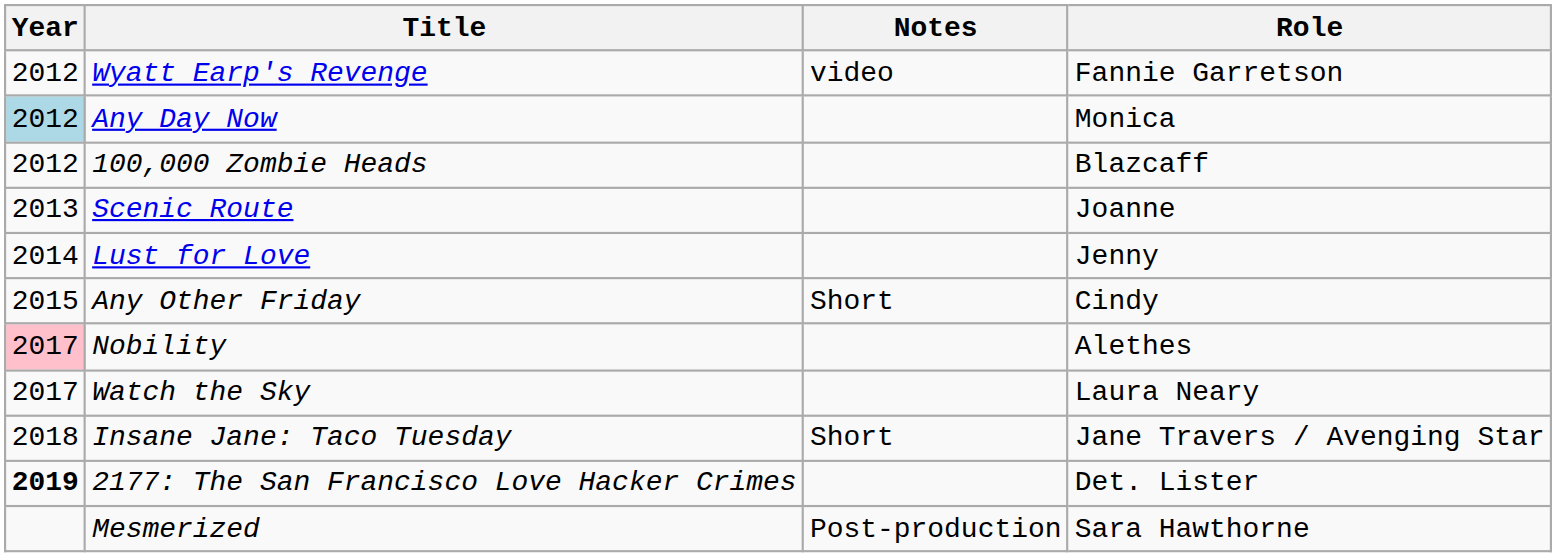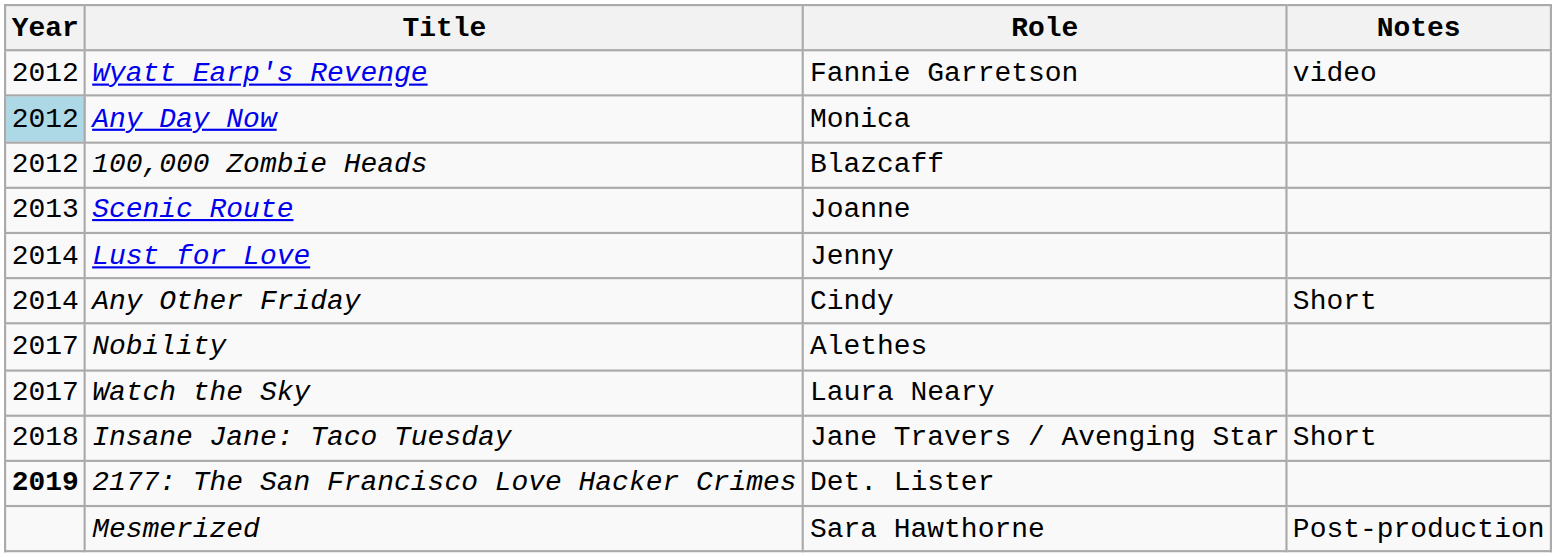columns swapped: (1310, 28) <-> (936, 28)
(45, 301) 2015 -> (45, 301) 2014
(45, 347) pink background -> (45, 347) no background
